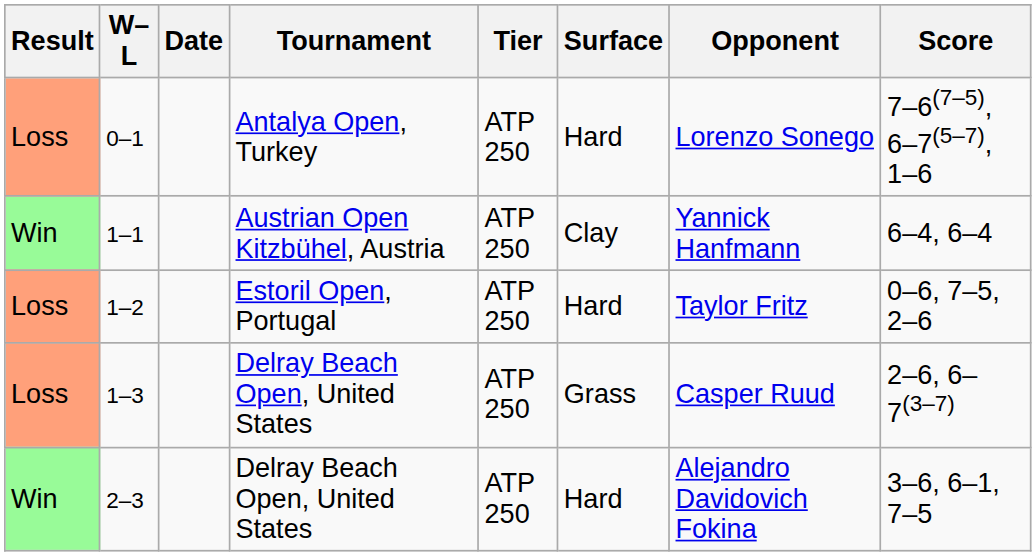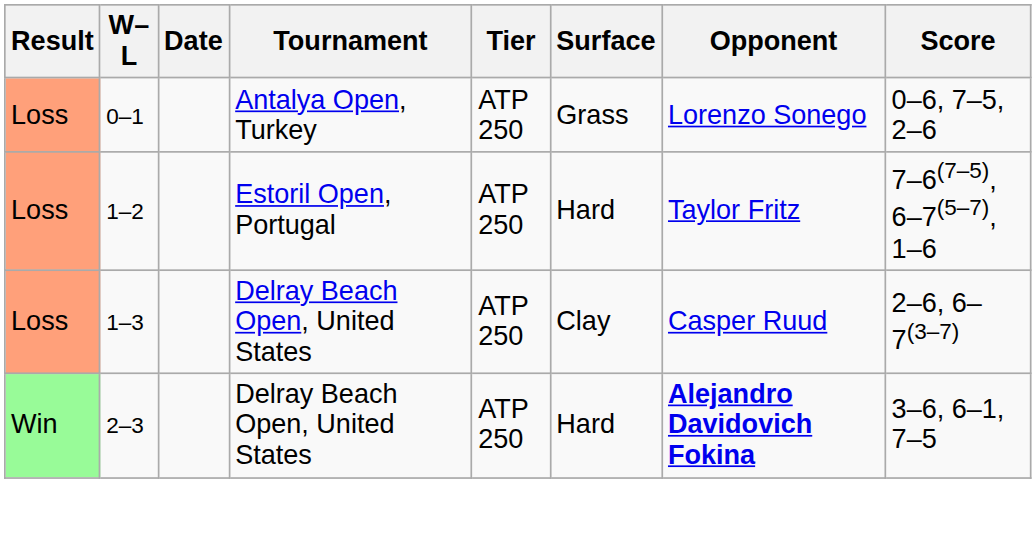(593, 136) Hard -> (592, 114) Grass
(940, 136) 7–6(7–5), 6–7(5–7), 1–6 -> (948, 114) 0–6, 7–5, 2–6
- row: (125, 234)
(943, 306) 0–6, 7–5, 2–6 -> (944, 210) 7–6(7–5), 6–7(5–7), 1–6
(600, 394) Grass -> (583, 321) Clay
(742, 498) normal -> (740, 425) bold
